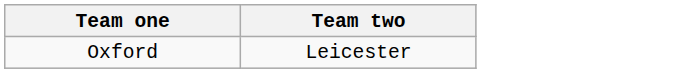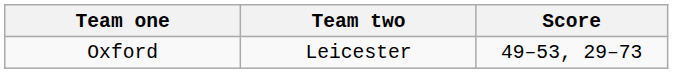+ column: (572, 21)
